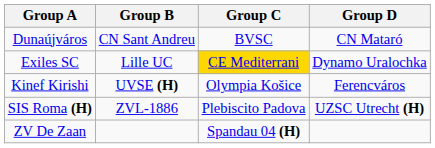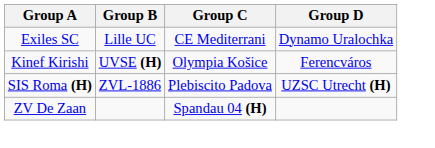- row: (50, 39)
(254, 62) gold background -> (220, 39) no background
